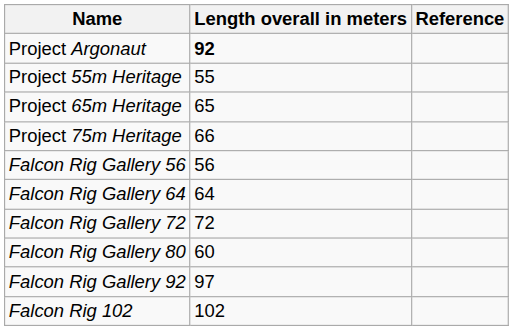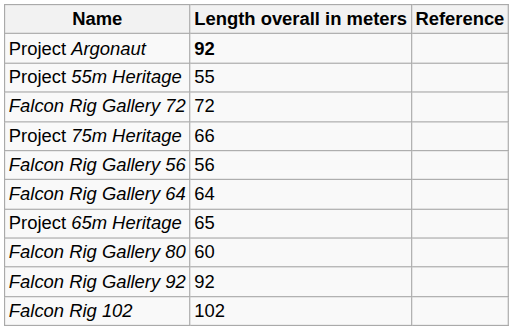rows swapped: (95, 106) <-> (97, 223)
(204, 281) 97 -> (204, 281) 92
